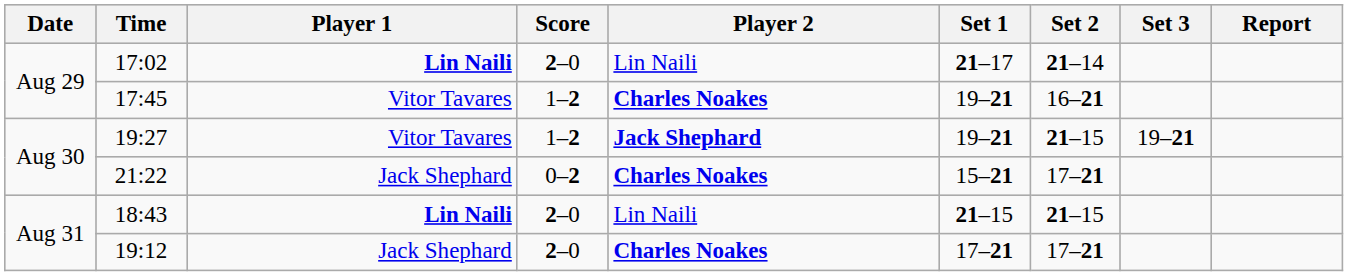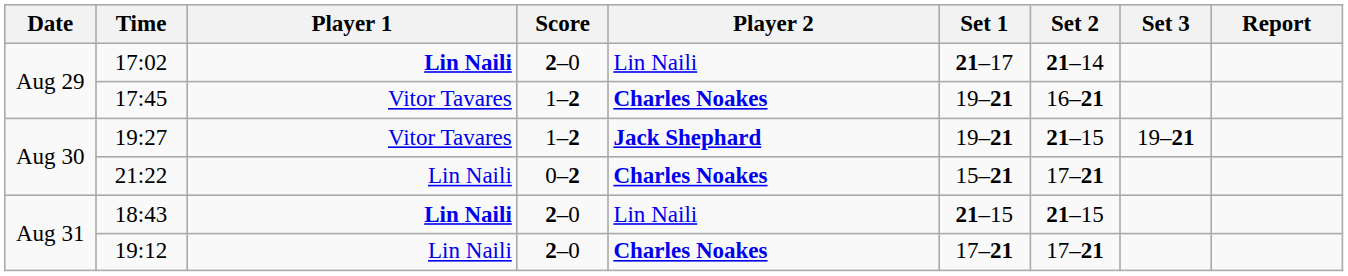(445, 175) Jack Shephard -> (470, 175) Lin Naili
(445, 251) Jack Shephard -> (470, 251) Lin Naili
